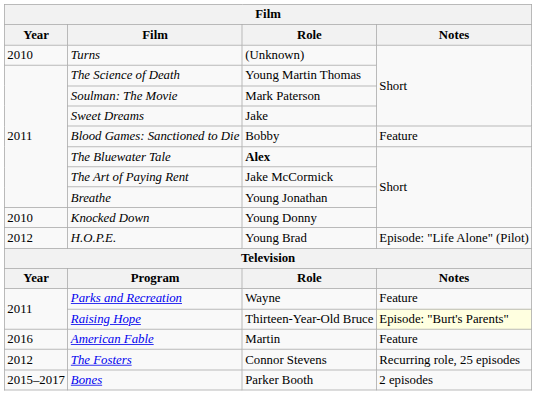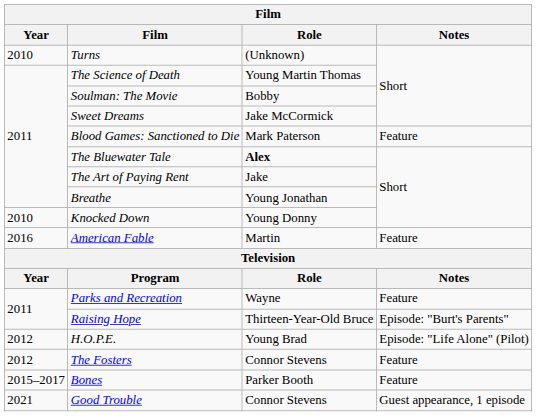(283, 95) Mark Paterson -> (262, 95) Bobby
(257, 116) Jake -> (289, 116) Jake McCormick
(262, 136) Bobby -> (283, 136) Mark Paterson
(289, 177) Jake McCormick -> (257, 177) Jake
rows swapped: (112, 339) <-> (93, 237)
(444, 319) lightyellow background -> (444, 319) no background
(450, 359) Recurring role, 25 episodes -> (399, 359) Feature
(406, 380) 2 episodes -> (399, 380) Feature
+ row: (106, 400)
